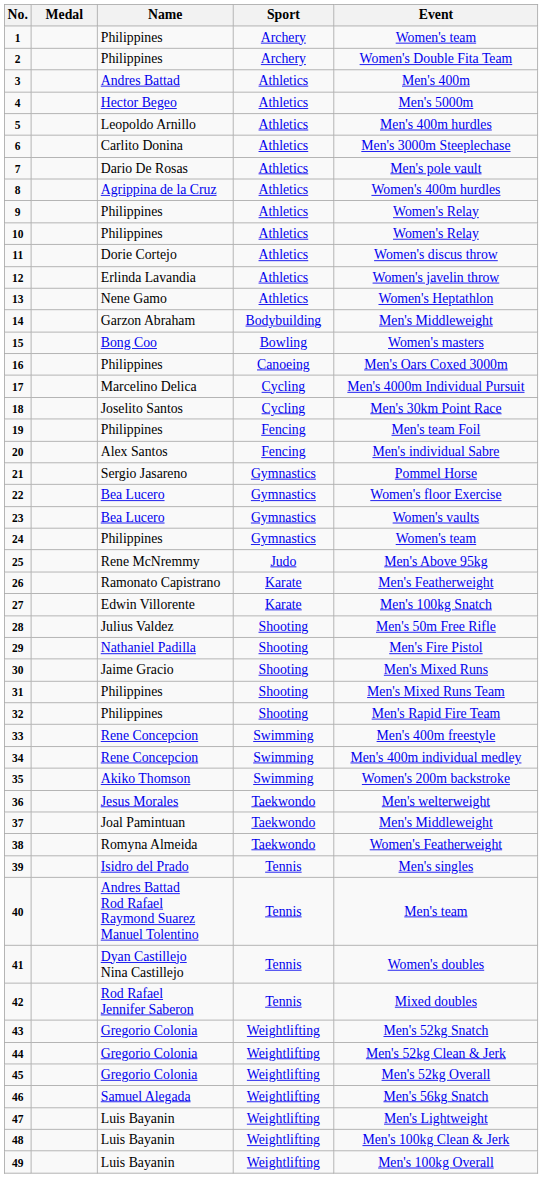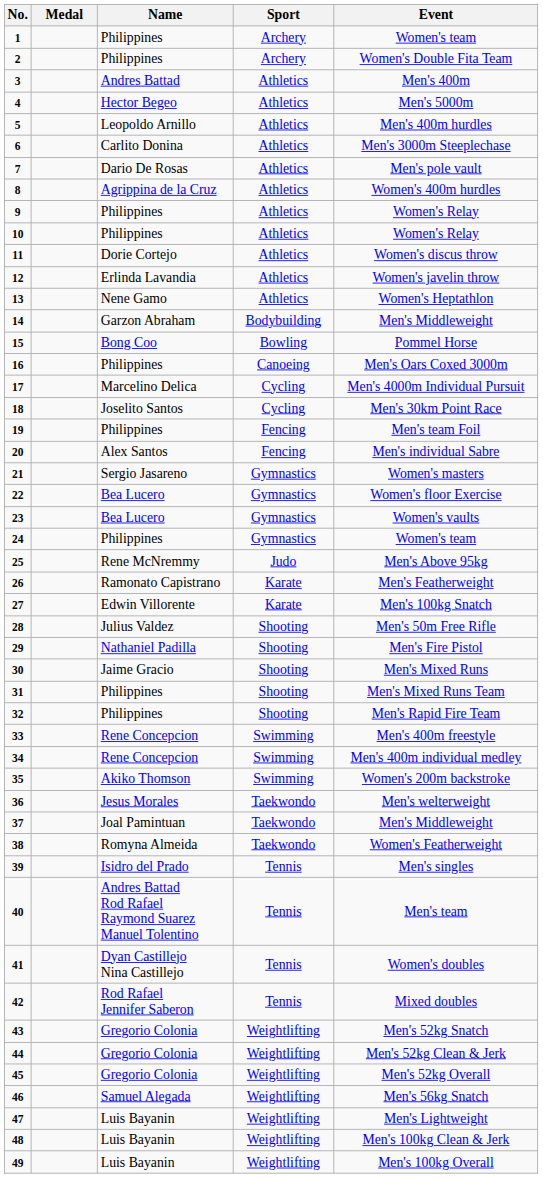(436, 342) Women's masters -> (436, 342) Pommel Horse
(436, 473) Pommel Horse -> (436, 473) Women's masters
